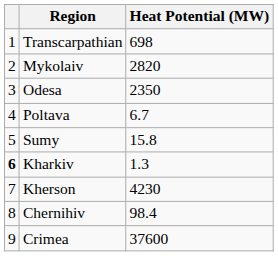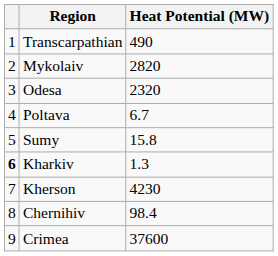(141, 41) 698 -> (141, 41) 490
(145, 90) 2350 -> (145, 90) 2320
